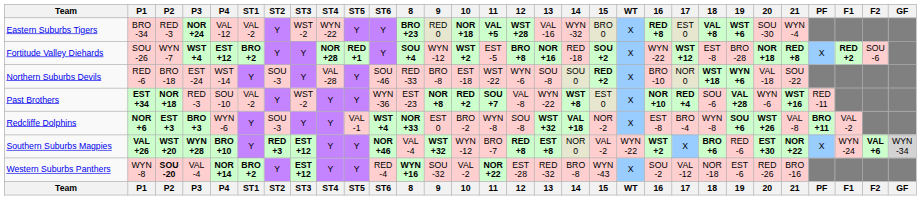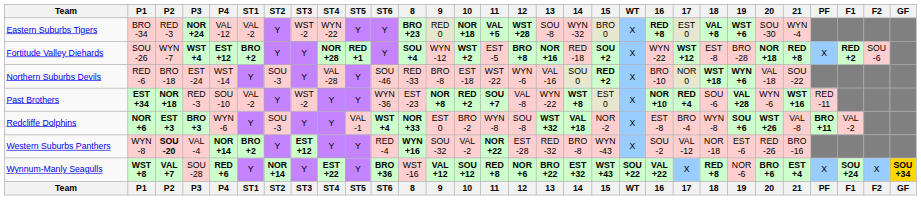(548, 29) VAL -16 -> (550, 29) SOU -8
(548, 76) SOU -8 -> (550, 76) VAL -16
- row: (59, 146)
+ row: (54, 169)
